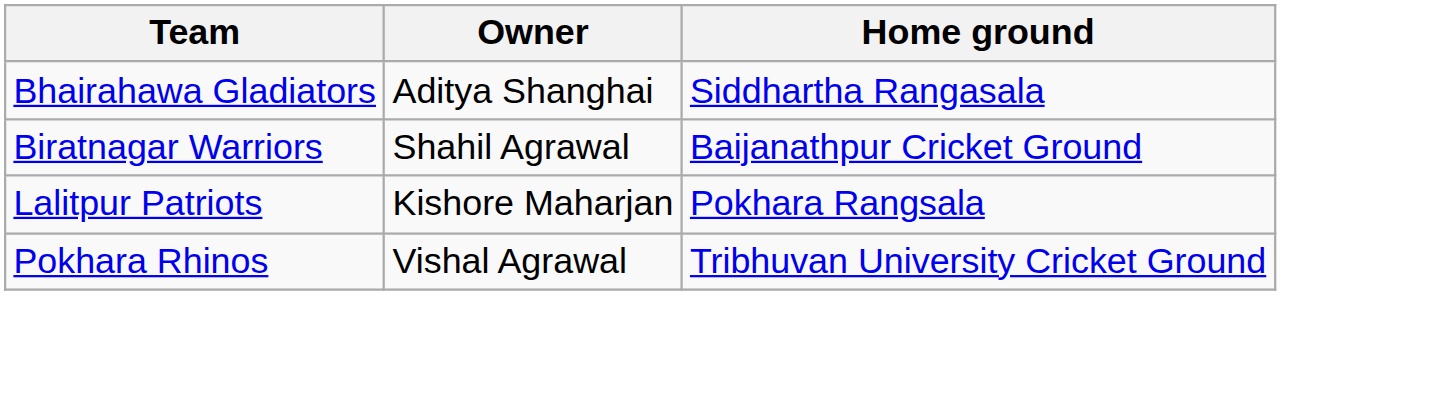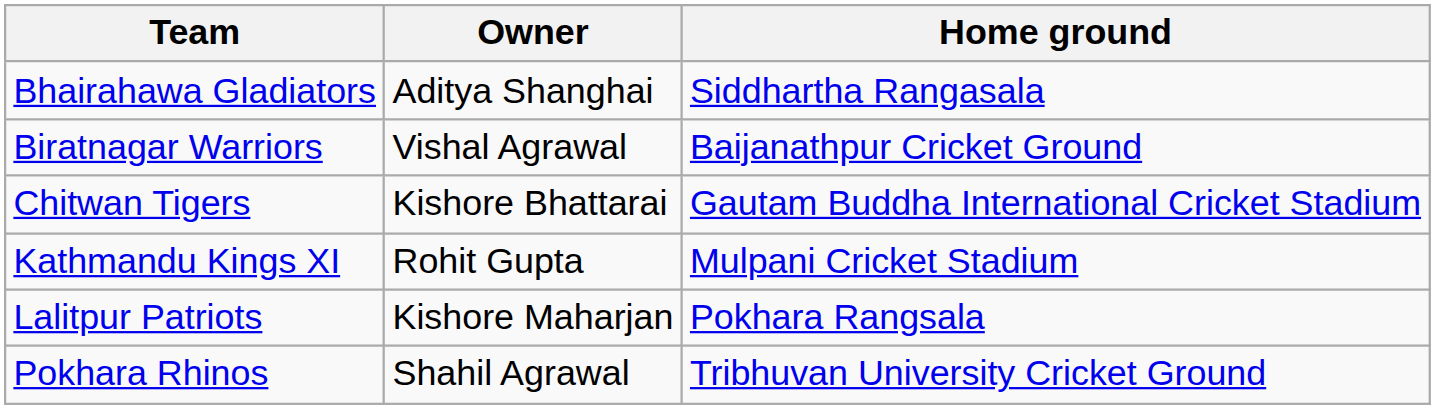(511, 146) Shahil Agrawal -> (510, 146) Vishal Agrawal
+ row: (132, 203)
+ row: (177, 260)
(510, 260) Vishal Agrawal -> (511, 373) Shahil Agrawal
